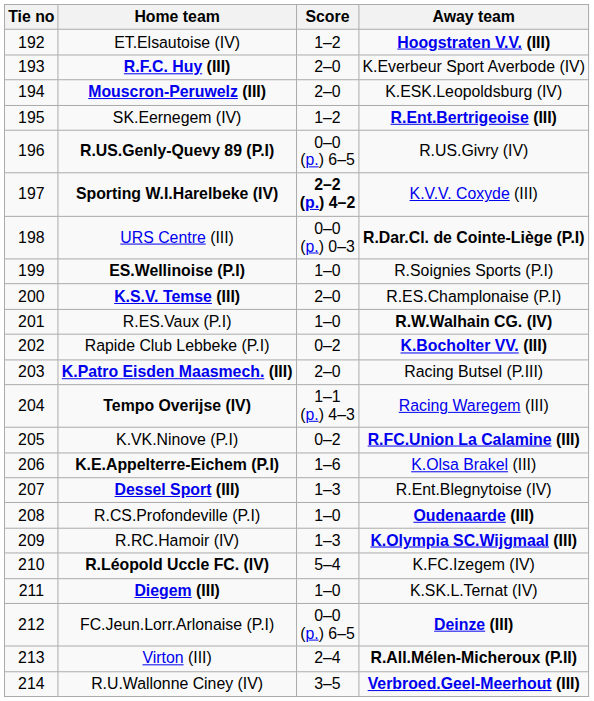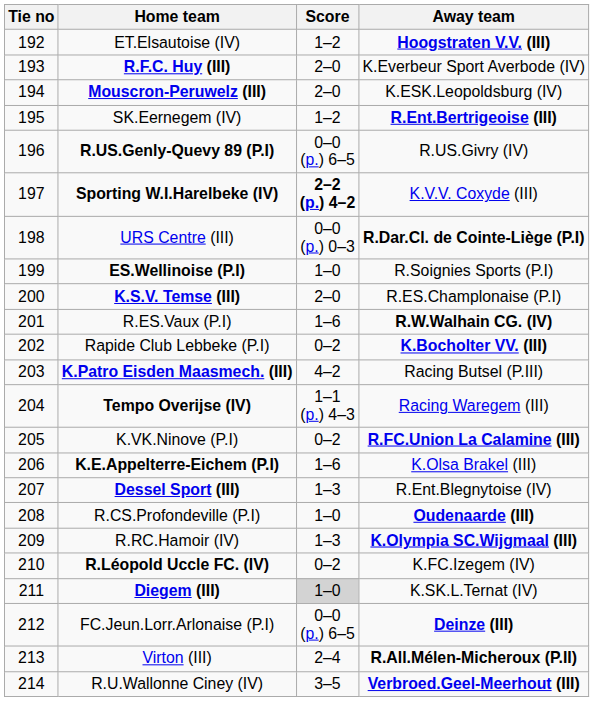(327, 321) 1–0 -> (327, 321) 1–6
(327, 371) 2–0 -> (327, 371) 4–2
(327, 565) 5–4 -> (327, 565) 0–2
(327, 590) no background -> (327, 590) lightgrey background
